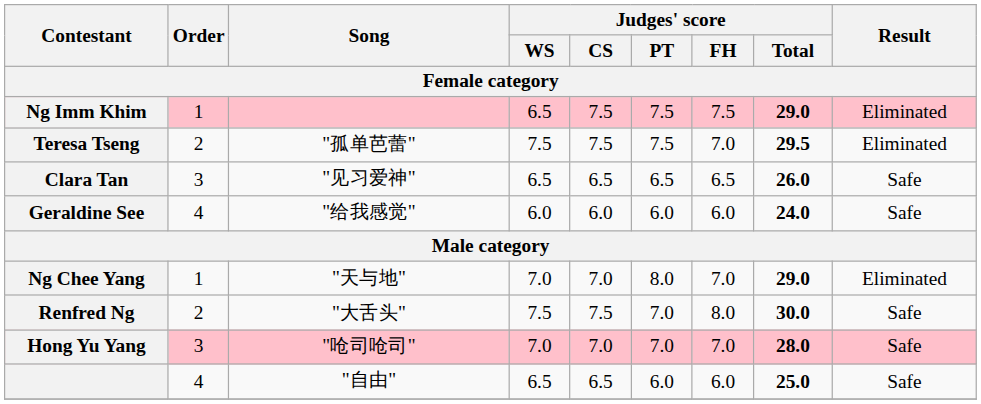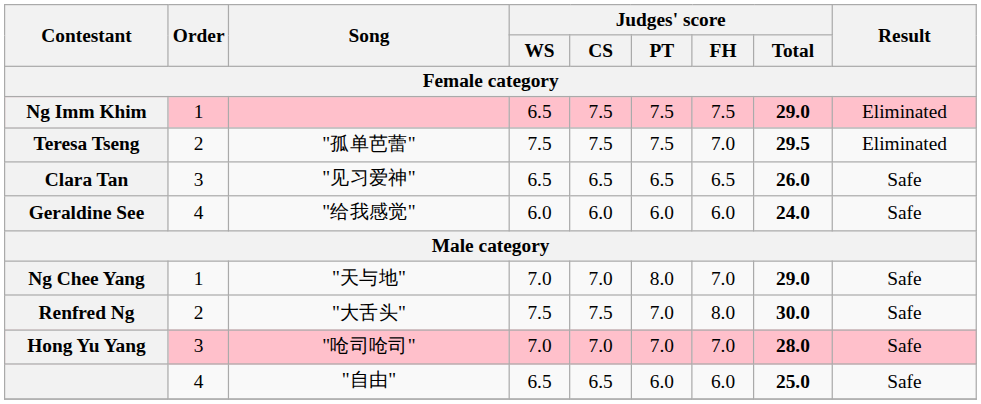(904, 278) Eliminated -> (904, 278) Safe
